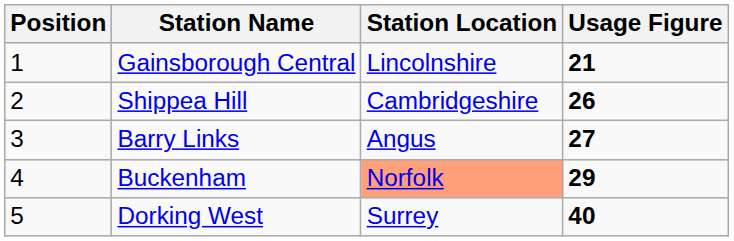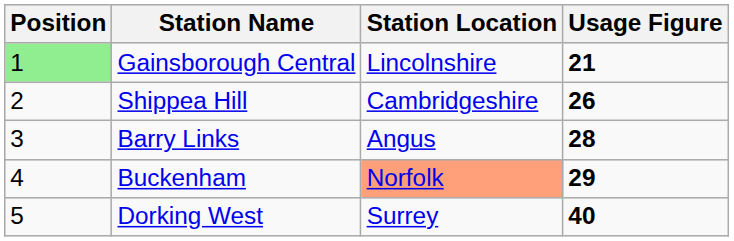(17, 62) no background -> (17, 62) lightgreen background
(582, 139) 27 -> (582, 139) 28
